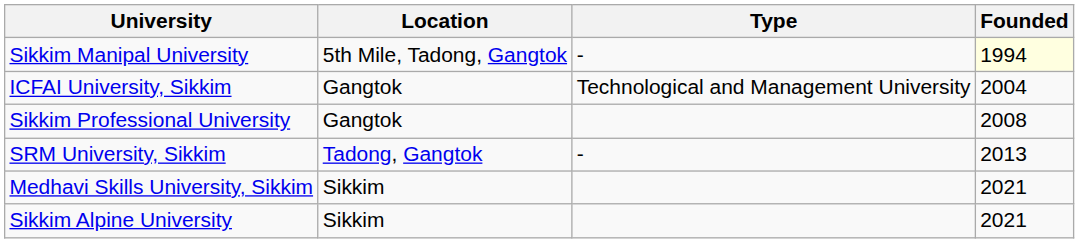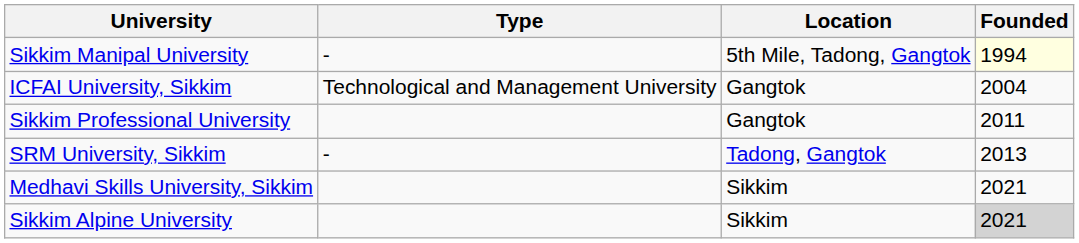columns swapped: (445, 21) <-> (774, 21)
(1003, 120) 2008 -> (1003, 120) 2011
(1003, 220) no background -> (1003, 220) lightgrey background
